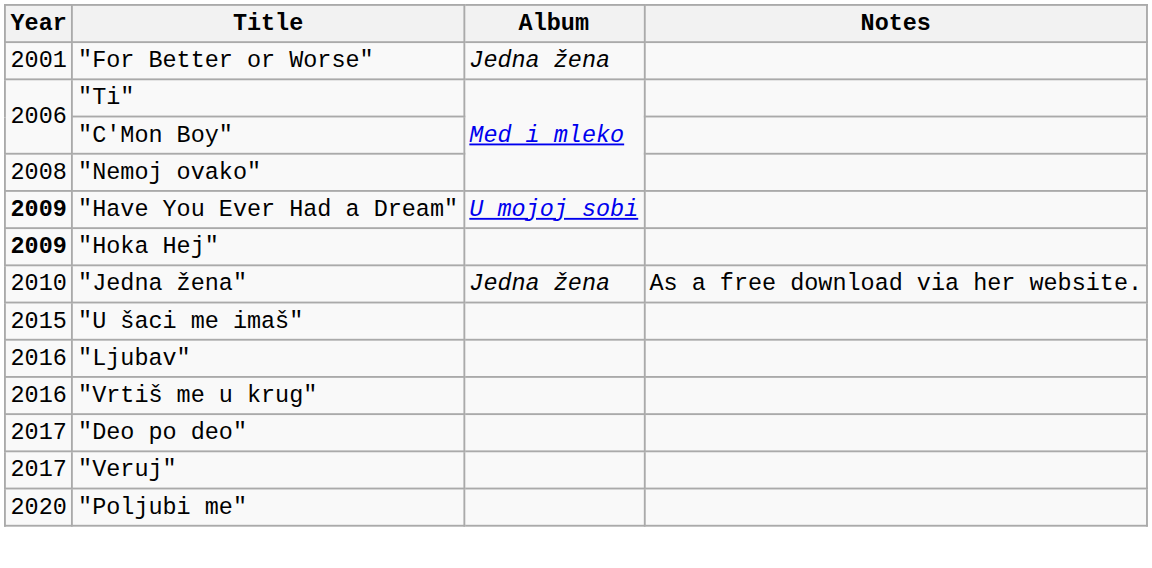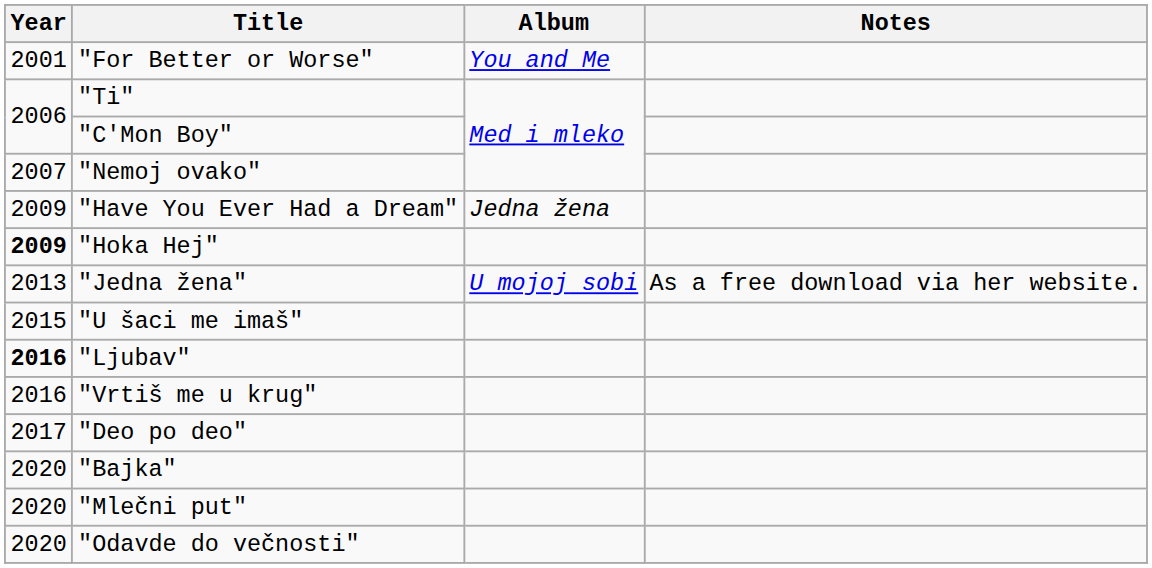(540, 60) Jedna žena -> (540, 60) You and Me
(39, 172) 2008 -> (39, 172) 2007
(39, 209) bold -> (39, 209) normal
(554, 209) U mojoj sobi -> (540, 209) Jedna žena
(39, 284) 2010 -> (39, 284) 2013
(540, 284) Jedna žena -> (554, 284) U mojoj sobi
(39, 358) normal -> (39, 358) bold
- row: (127, 470)
+ row: (127, 470)
+ row: (163, 508)
+ row: (219, 545)
- row: (163, 508)
